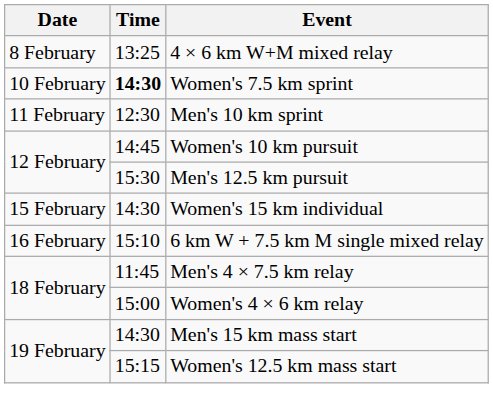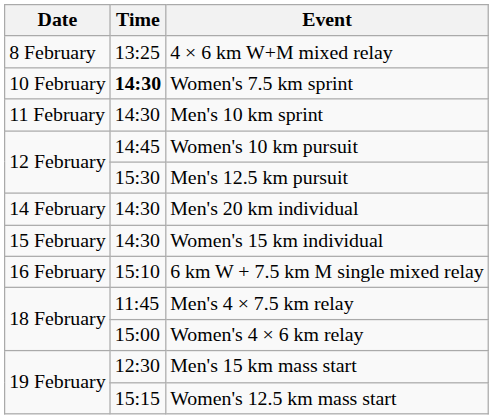(137, 114) 12:30 -> (137, 114) 14:30
+ row: (264, 209)
(137, 334) 14:30 -> (137, 366) 12:30
